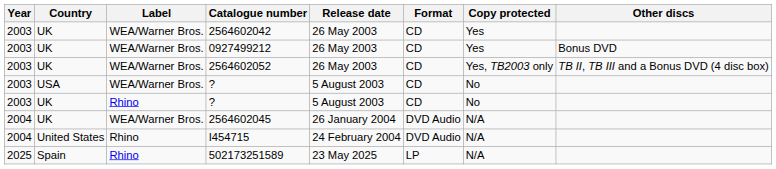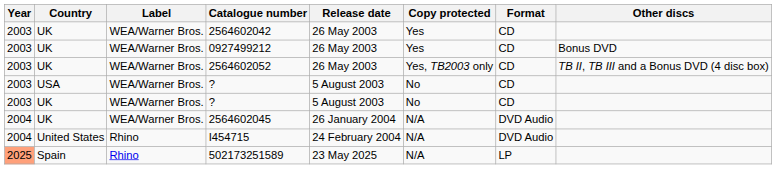columns swapped: (433, 13) <-> (509, 13)
(124, 102) Rhino -> (157, 102) WEA/Warner Bros.
(19, 155) no background -> (19, 155) lightsalmon background
